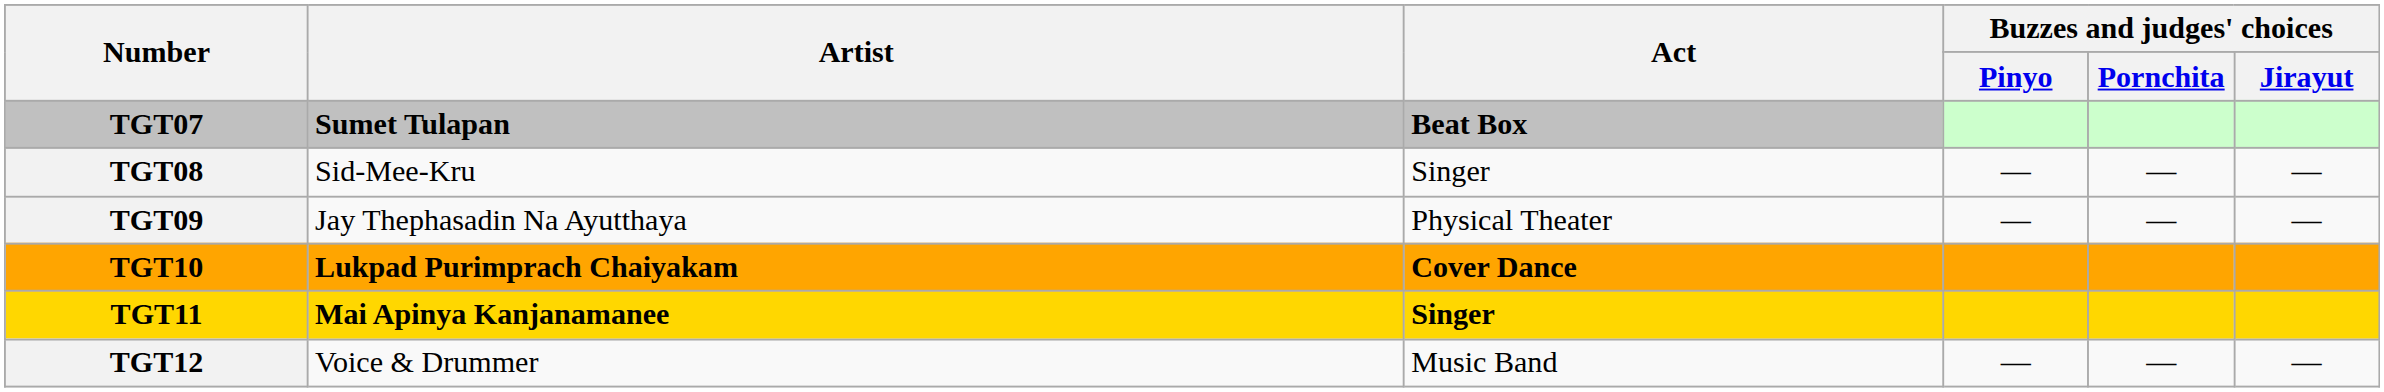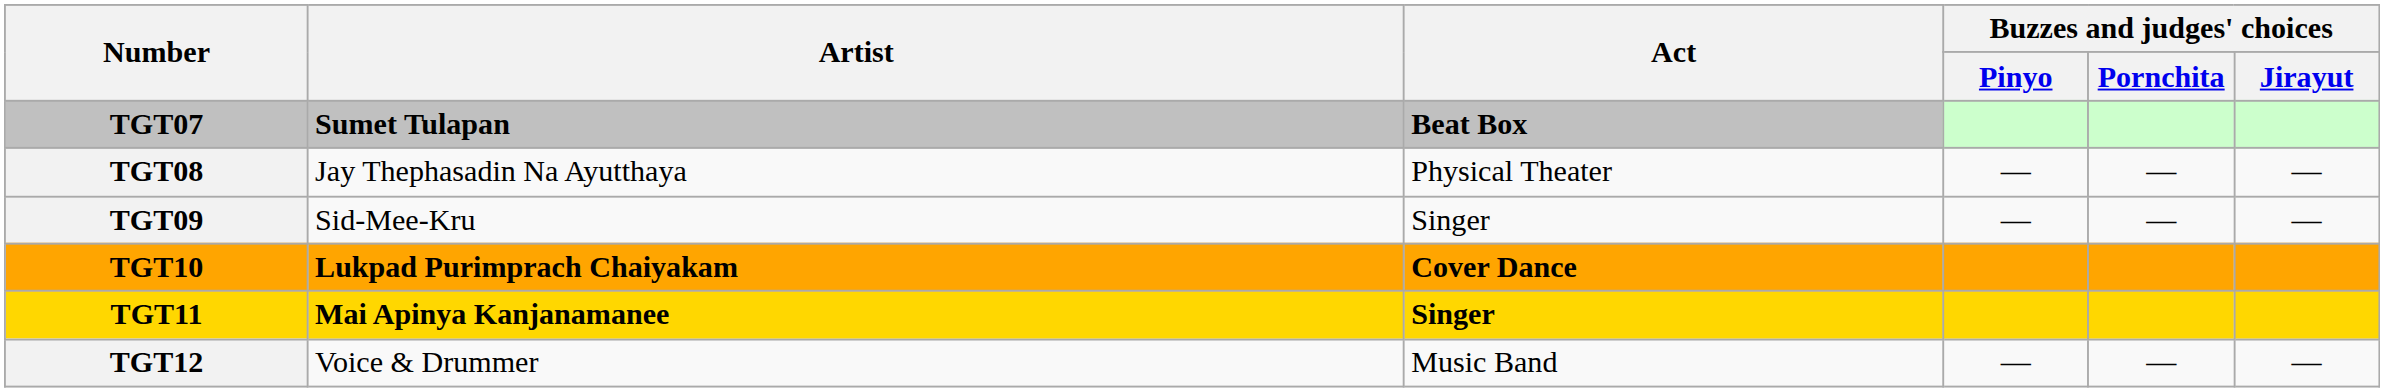(395, 171) Sid-Mee-Kru -> (501, 171) Jay Thephasadin Na Ayutthaya
(1451, 171) Singer -> (1512, 171) Physical Theater
(501, 219) Jay Thephasadin Na Ayutthaya -> (395, 219) Sid-Mee-Kru
(1512, 219) Physical Theater -> (1451, 219) Singer
